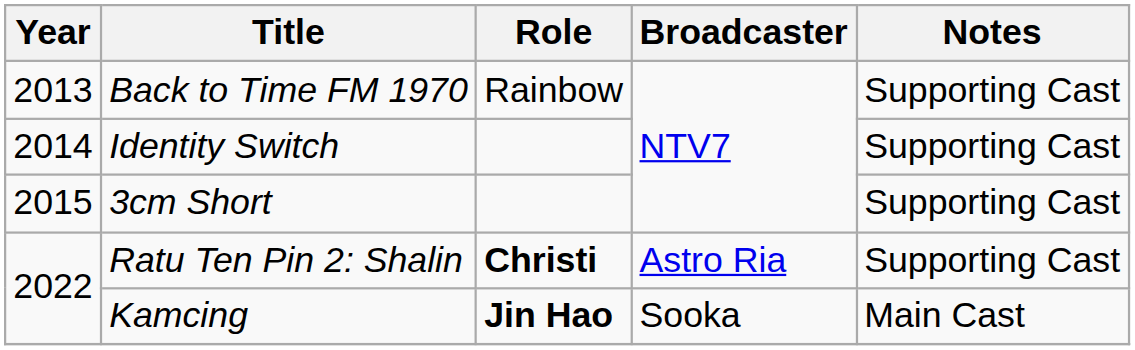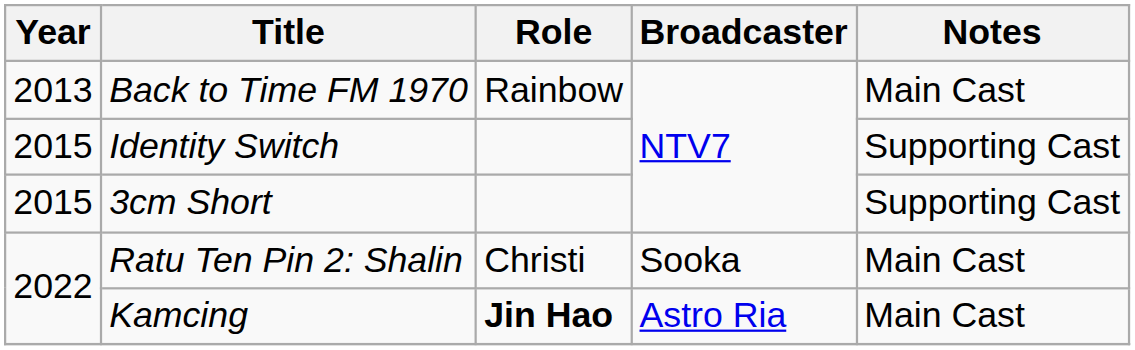(992, 89) Supporting Cast -> (945, 89) Main Cast
(53, 145) 2014 -> (53, 145) 2015
(541, 259) bold -> (535, 259) normal
(713, 259) Astro Ria -> (690, 259) Sooka
(992, 259) Supporting Cast -> (945, 259) Main Cast
(690, 315) Sooka -> (713, 315) Astro Ria
